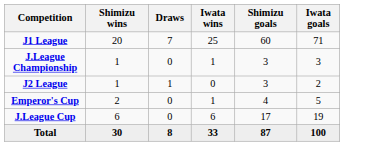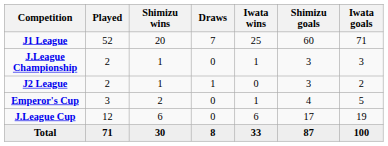+ column: (107, 18)
